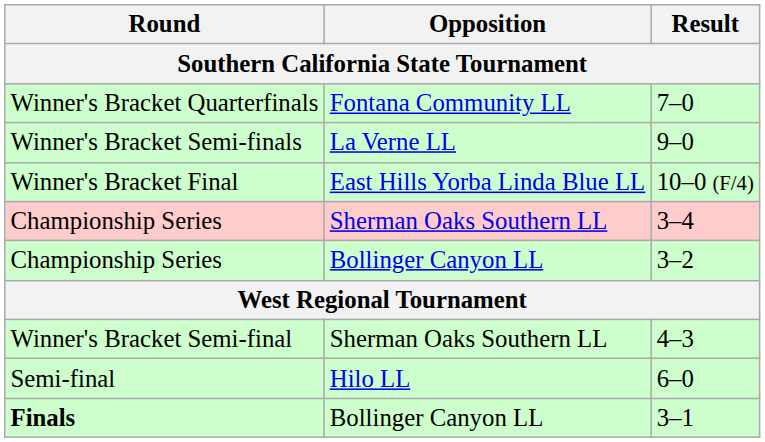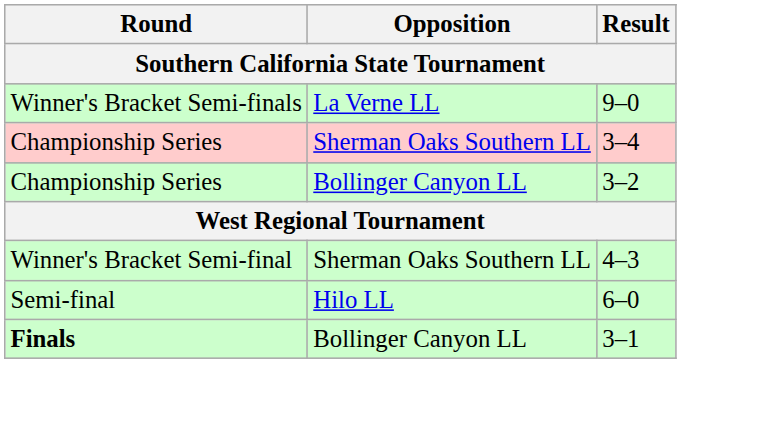- row: (675, 102)
- row: (705, 181)
